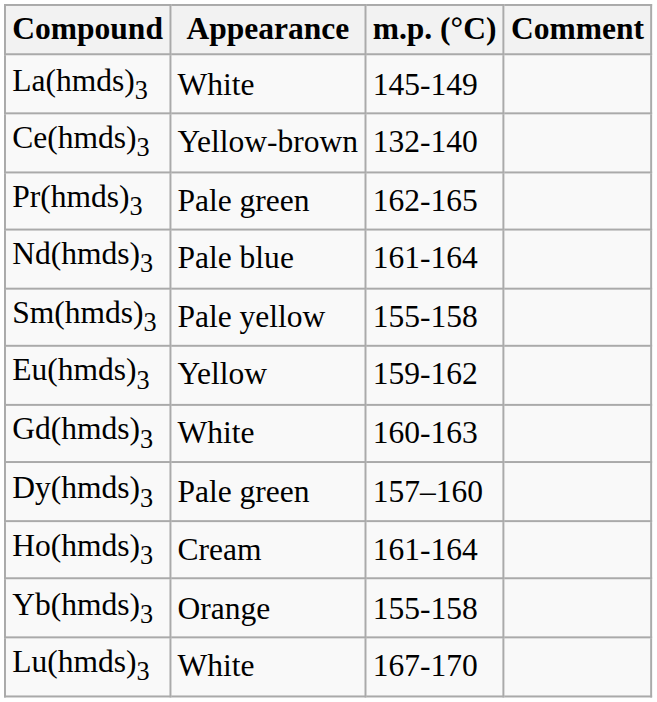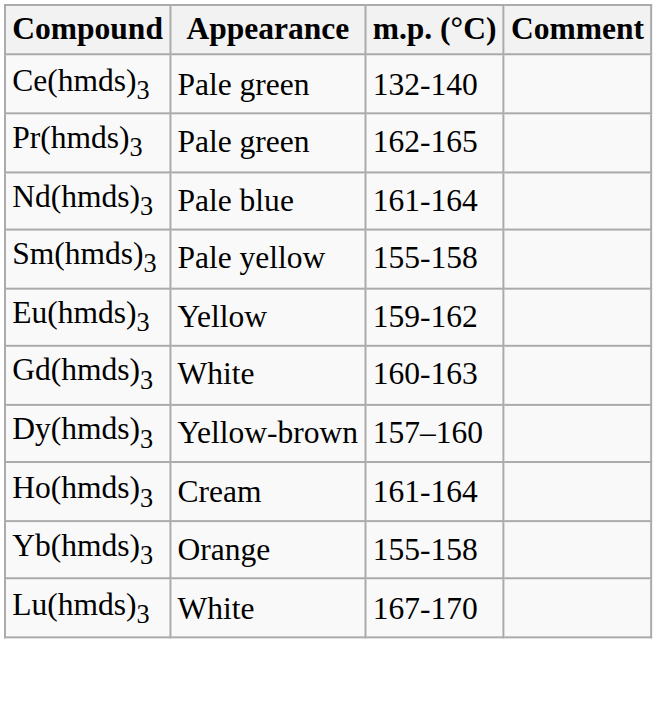- row: (80, 83)
(268, 141) Yellow-brown -> (244, 83) Pale green
(244, 491) Pale green -> (268, 433) Yellow-brown
